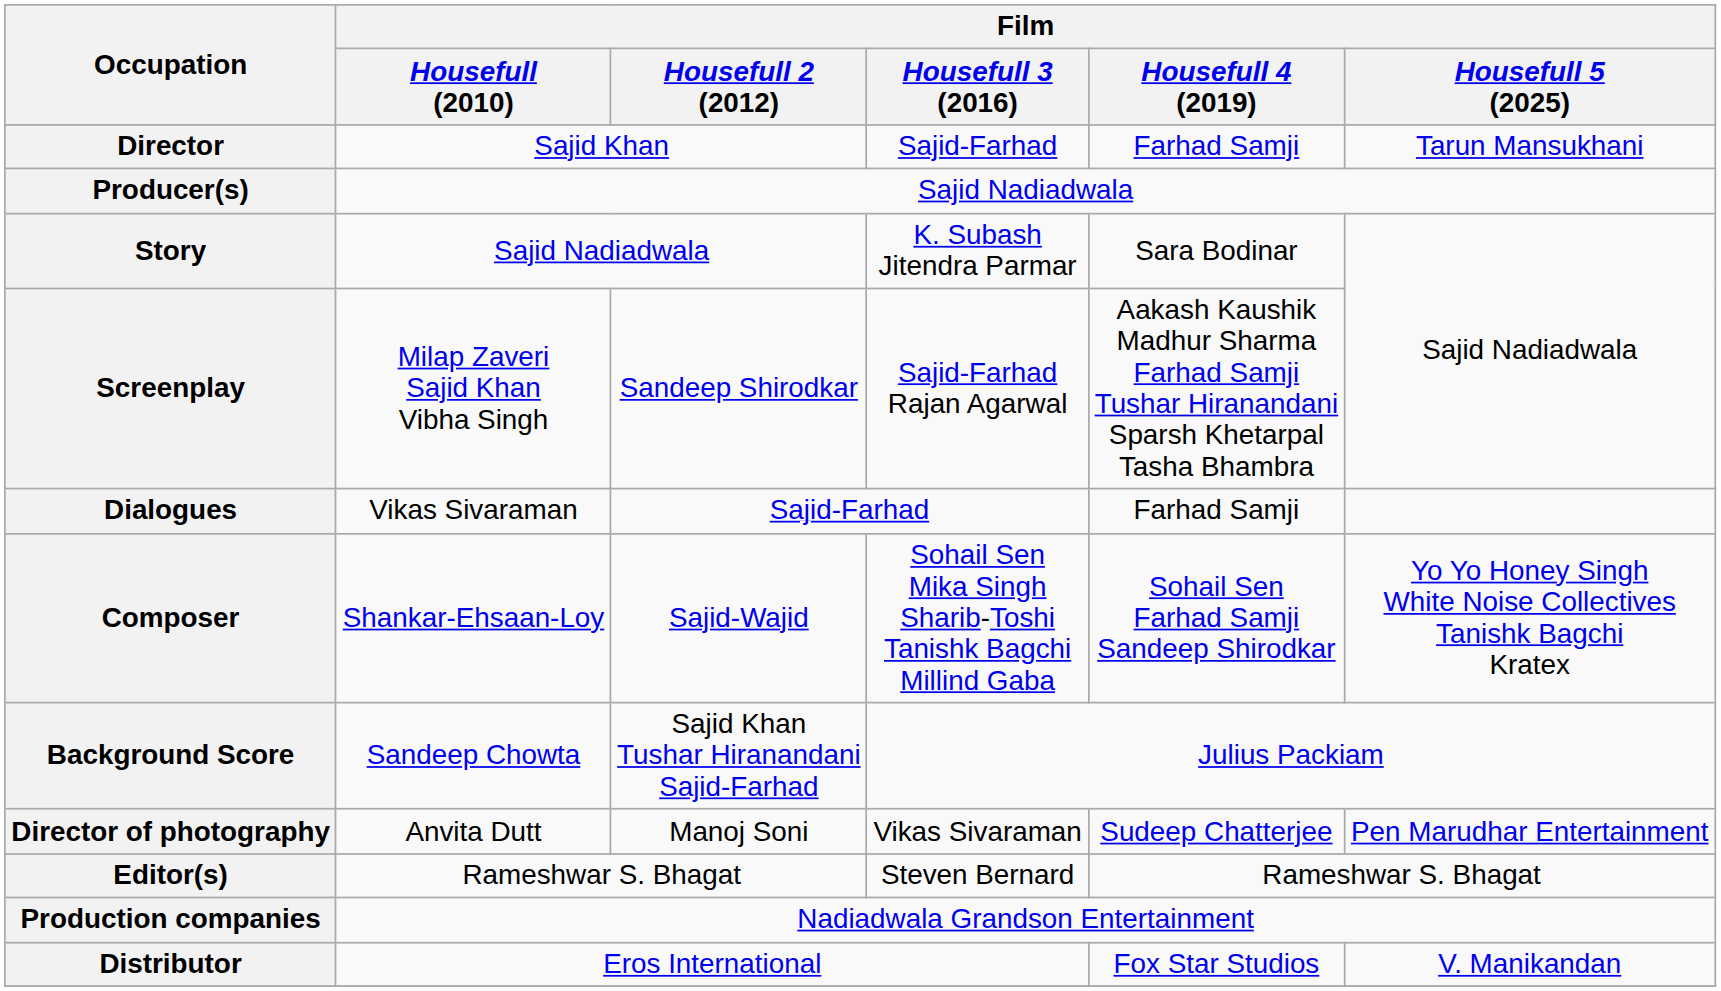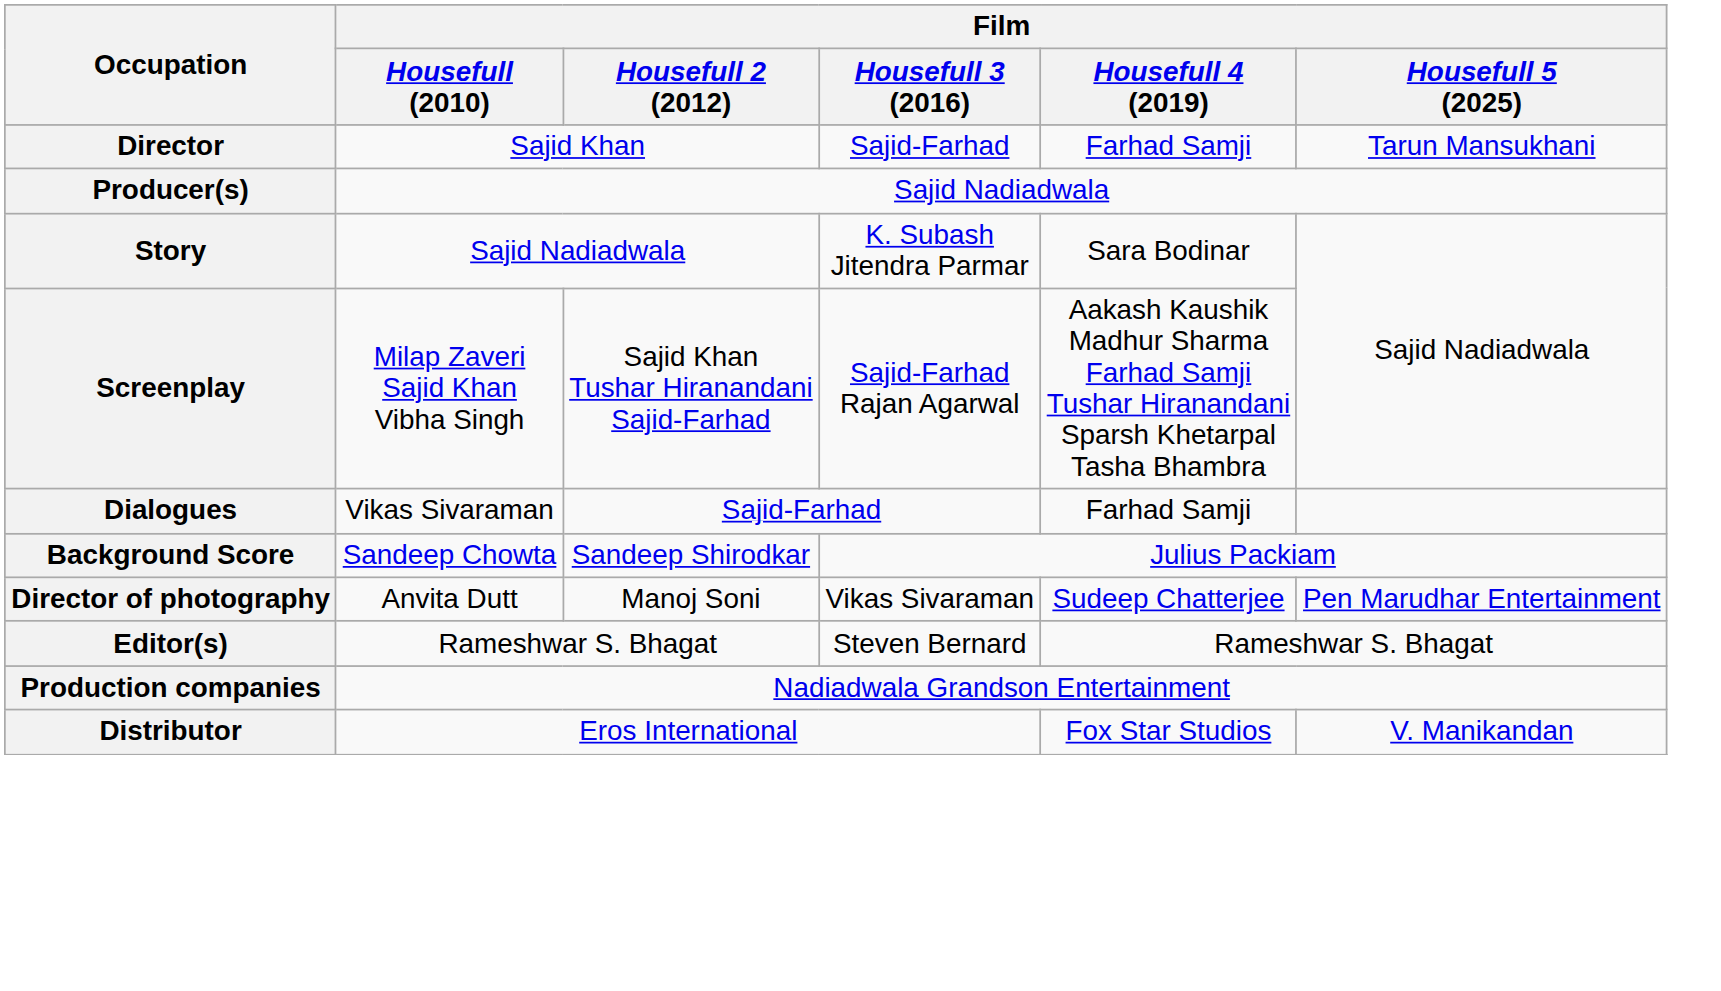(739, 388) Sandeep Shirodkar -> (691, 388) Sajid Khan Tushar Hiranandani Sajid-Farhad
- row: (171, 617)
(739, 755) Sajid Khan Tushar Hiranandani Sajid-Farhad -> (691, 554) Sandeep Shirodkar
